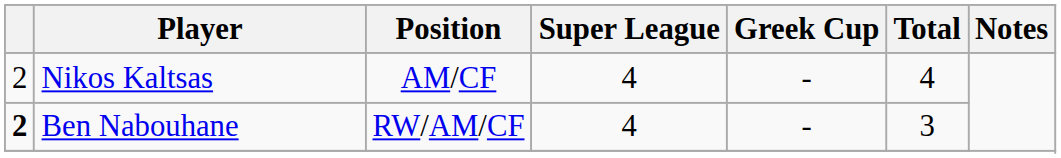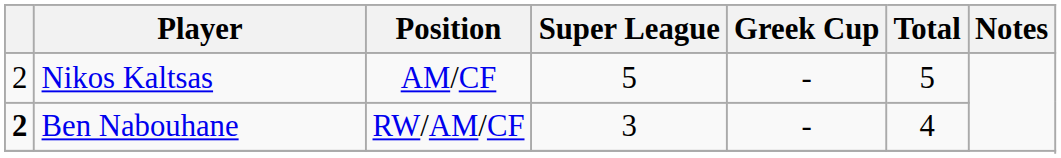(629, 77) 4 -> (629, 77) 5
(927, 77) 4 -> (927, 77) 5
(629, 126) 4 -> (629, 126) 3
(927, 126) 3 -> (927, 126) 4
